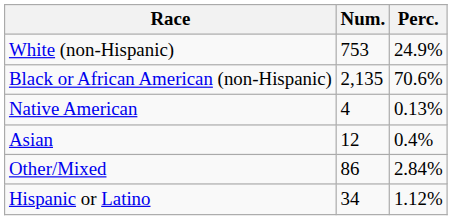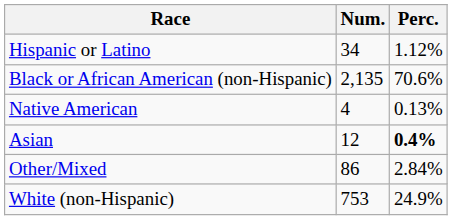rows swapped: (92, 49) <-> (80, 199)
(414, 139) normal -> (415, 139) bold
